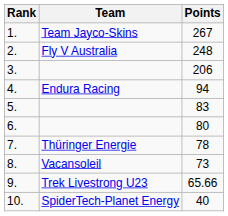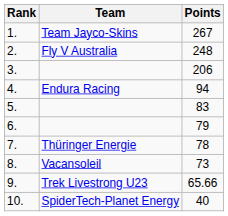(203, 126) 80 -> (203, 126) 79
